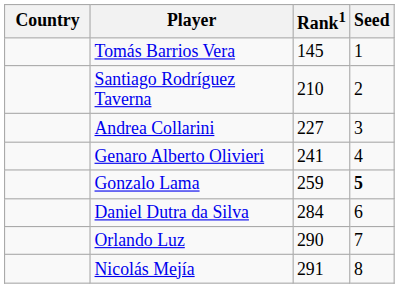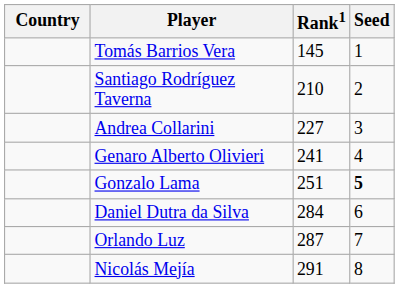(310, 184) 259 -> (310, 184) 251
(310, 240) 290 -> (310, 240) 287
